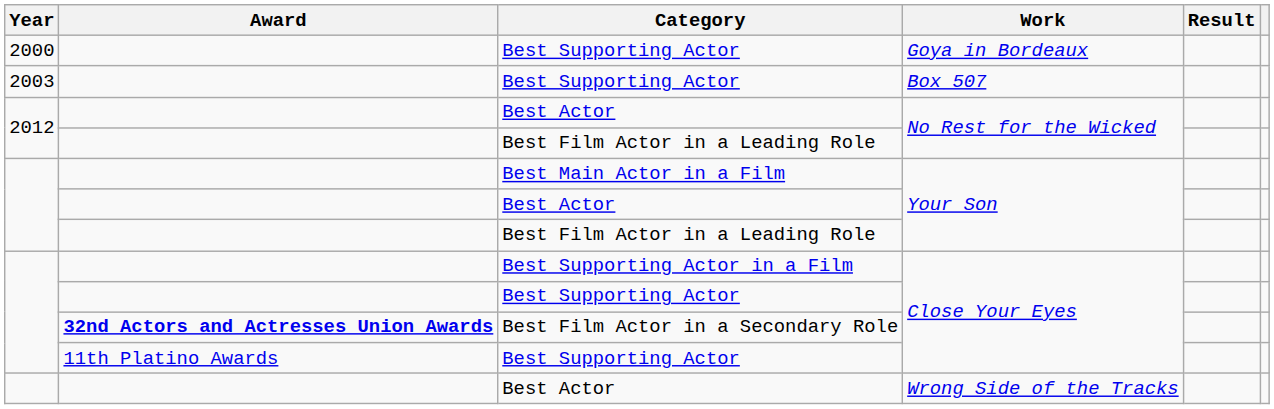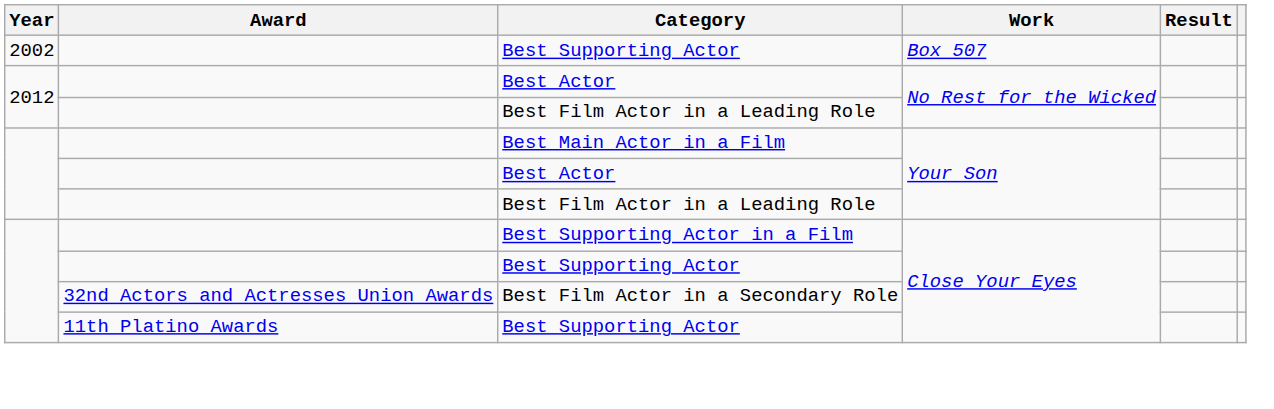- row: (621, 51)
(32, 82) 2003 -> (32, 51) 2002
(278, 327) bold -> (278, 297) normal
- row: (559, 389)
